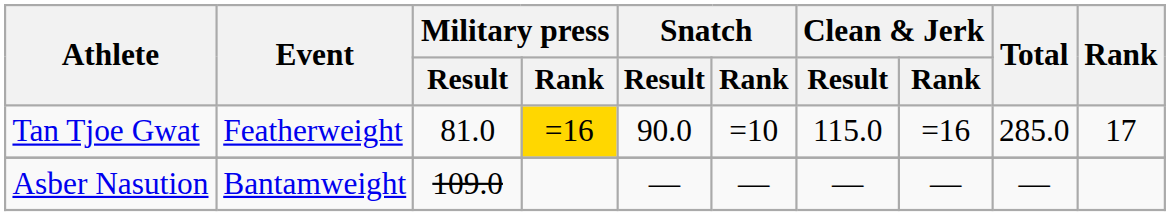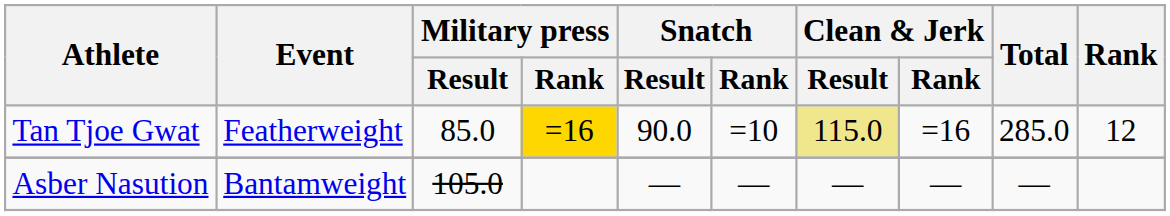(468, 131) 81.0 -> (468, 131) 85.0
(848, 131) no background -> (848, 131) khaki background
(1121, 131) 17 -> (1121, 131) 12
(468, 183) 109.0 -> (468, 183) 105.0
